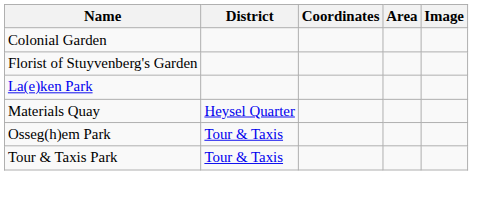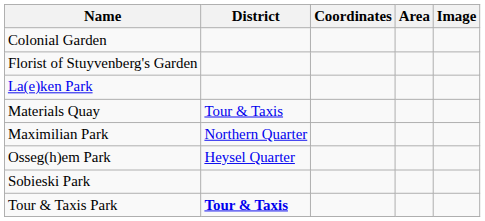(250, 110) Heysel Quarter -> (244, 110) Tour & Taxis
+ row: (58, 134)
(244, 134) Tour & Taxis -> (250, 157) Heysel Quarter
+ row: (49, 181)
(244, 157) normal -> (246, 205) bold
